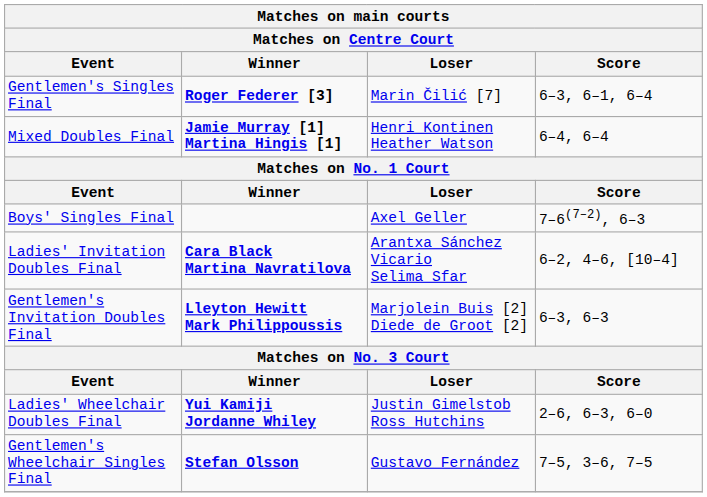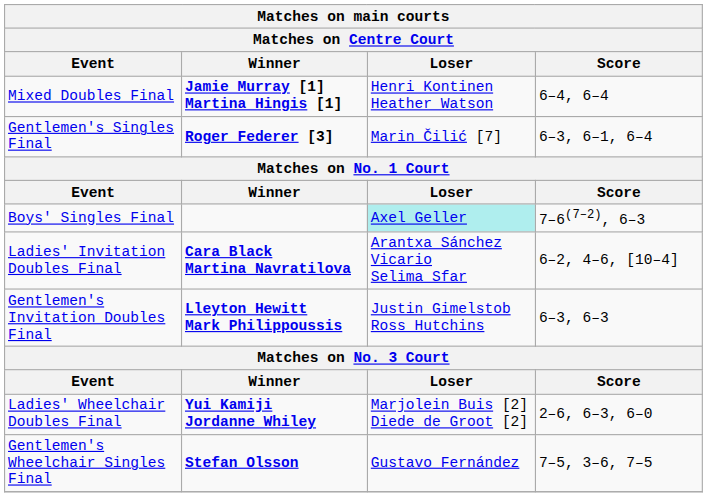rows swapped: (91, 96) <-> (91, 137)
(419, 218) no background -> (419, 218) paleturquoise background
(449, 318) Marjolein Buis [2] Diede de Groot [2] -> (441, 318) Justin Gimelstob Ross Hutchins
(441, 414) Justin Gimelstob Ross Hutchins -> (449, 414) Marjolein Buis [2] Diede de Groot [2]
